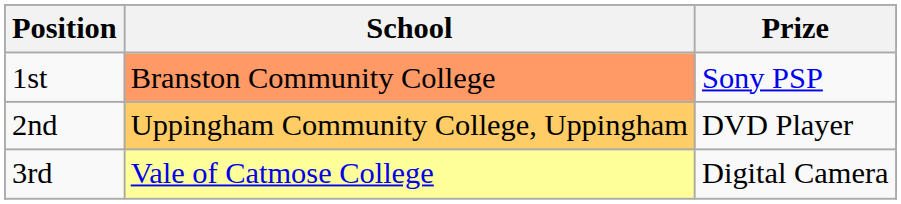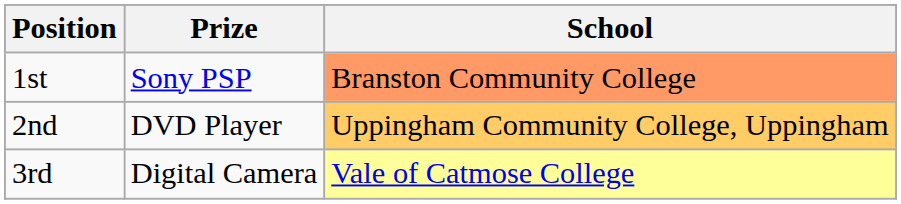columns swapped: (409, 28) <-> (795, 28)
